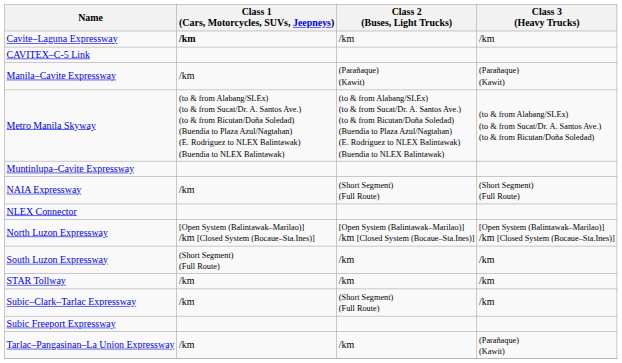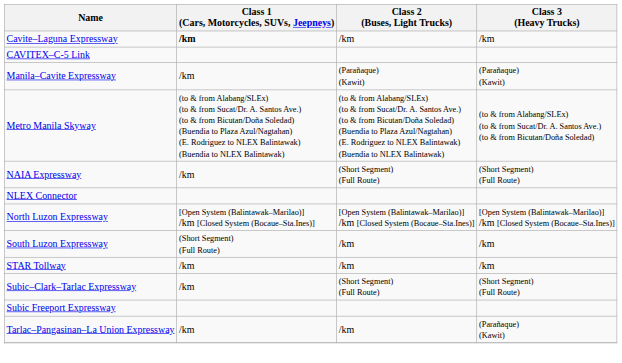- row: (70, 169)
(487, 302) /km -> (506, 287) (Short Segment) (Full Route)
